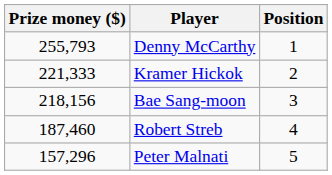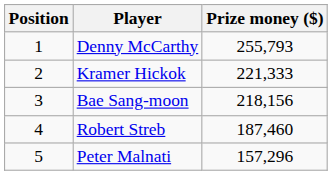columns swapped: (293, 18) <-> (67, 18)
